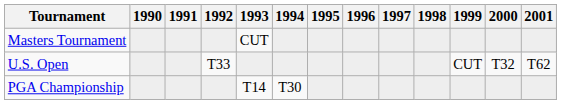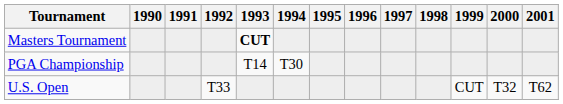(254, 40) normal -> (255, 40) bold
rows swapped: (38, 64) <-> (66, 88)
